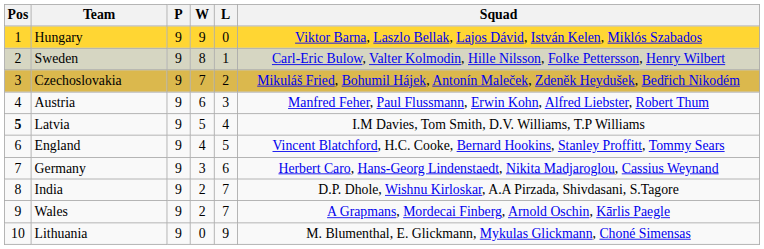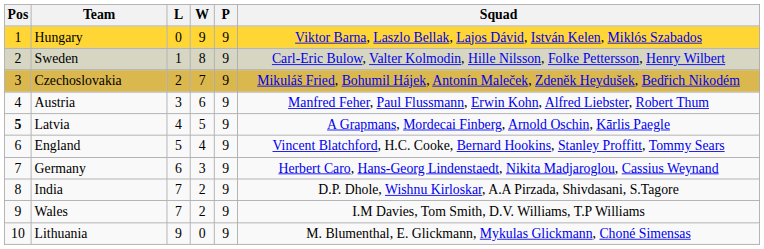columns swapped: (179, 15) <-> (226, 15)
(499, 124) I.M Davies, Tom Smith, D.V. Williams, T.P Williams -> (499, 124) A Grapmans, Mordecai Finberg, Arnold Oschin, Kārlis Paegle
(499, 211) A Grapmans, Mordecai Finberg, Arnold Oschin, Kārlis Paegle -> (499, 211) I.M Davies, Tom Smith, D.V. Williams, T.P Williams
